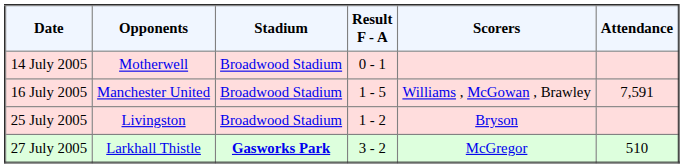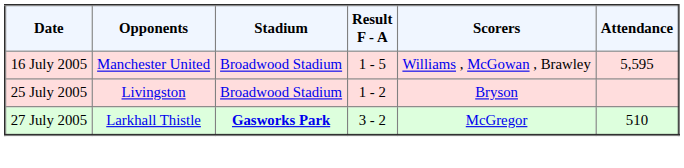- row: (49, 64)
(637, 92) 7,591 -> (637, 64) 5,595
